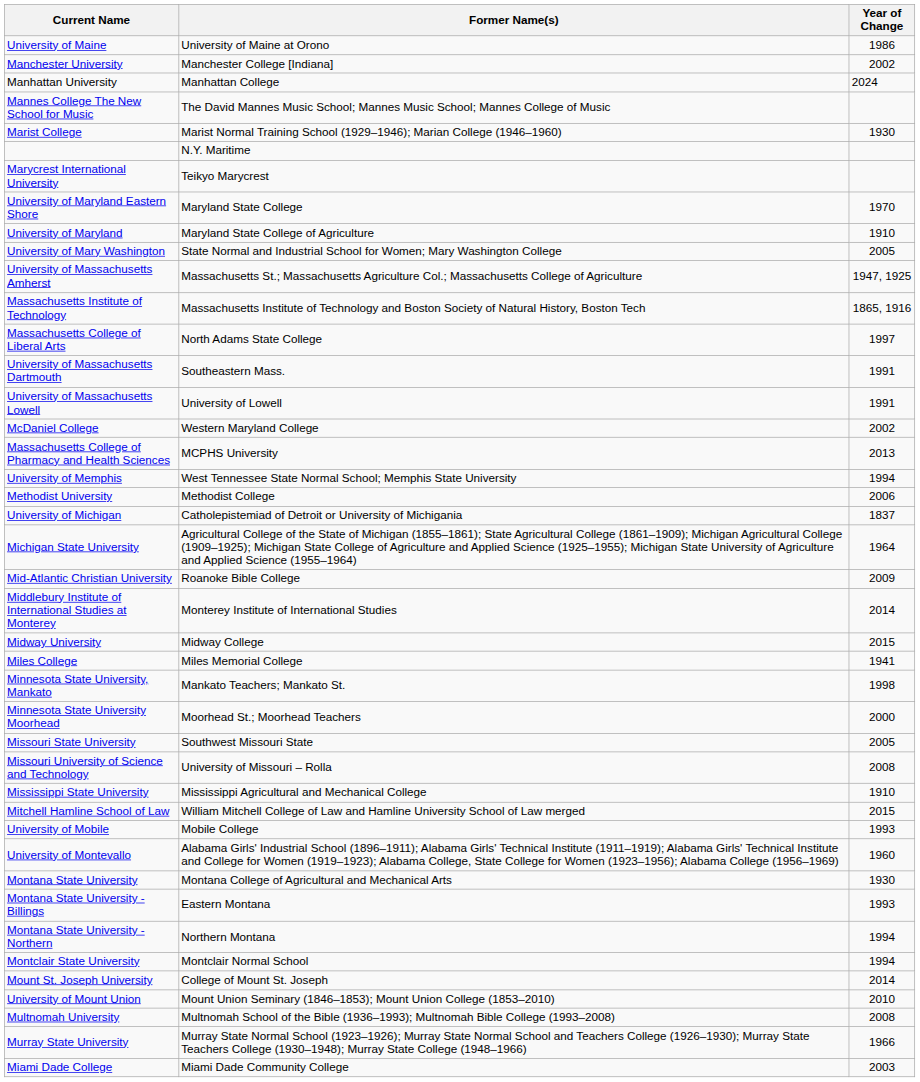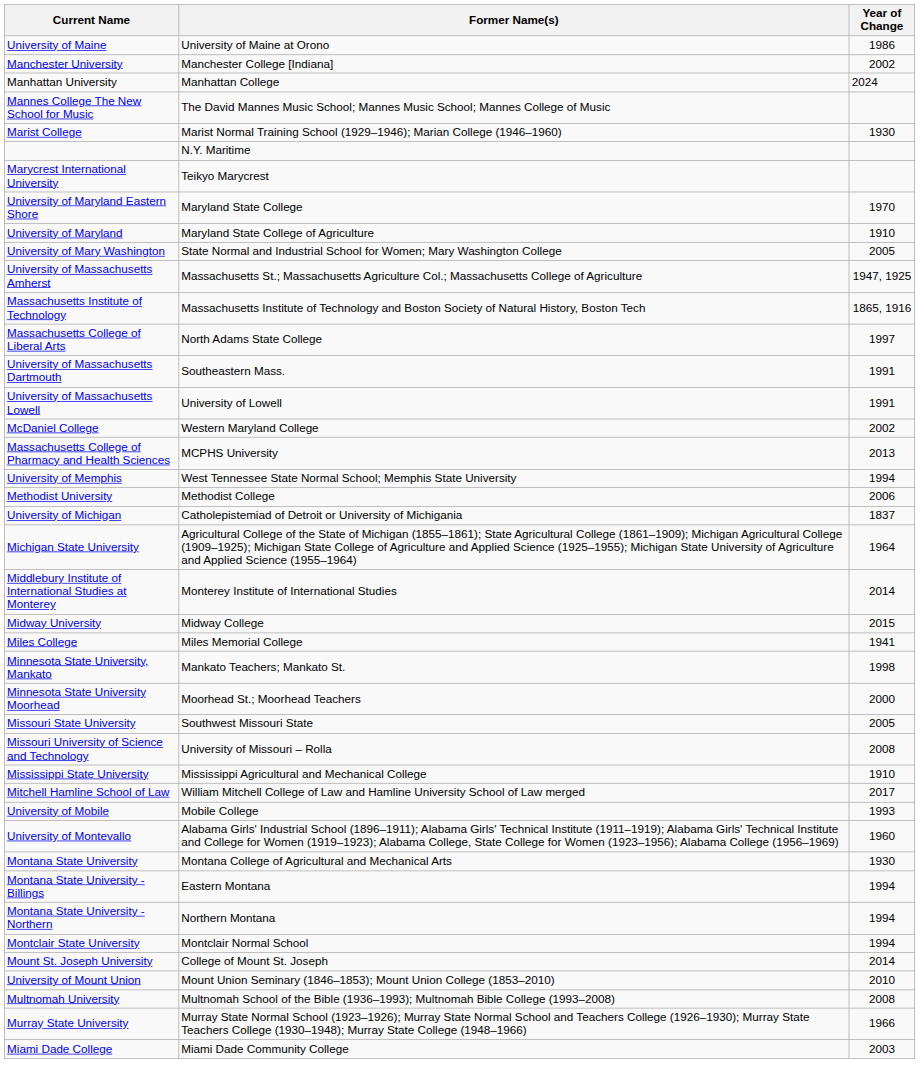- row: (89, 578)
(882, 811) 2015 -> (882, 792) 2017
(882, 905) 1993 -> (882, 886) 1994
